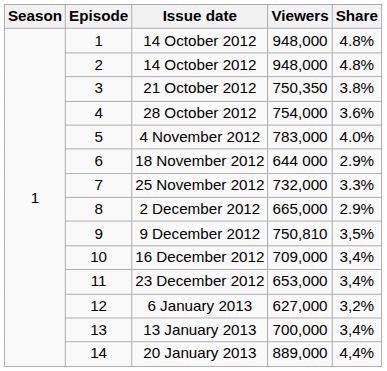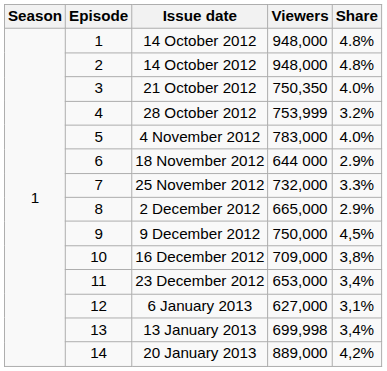(357, 88) 3.8% -> (357, 88) 4.0%
(300, 112) 754,000 -> (300, 112) 753,999
(357, 112) 3.6% -> (357, 112) 3.2%
(300, 233) 750,810 -> (300, 233) 750,000
(357, 233) 3,5% -> (357, 233) 4,5%
(357, 257) 3,4% -> (357, 257) 3,8%
(357, 305) 3,2% -> (357, 305) 3,1%
(300, 329) 700,000 -> (300, 329) 699,998
(357, 354) 4,4% -> (357, 354) 4,2%
